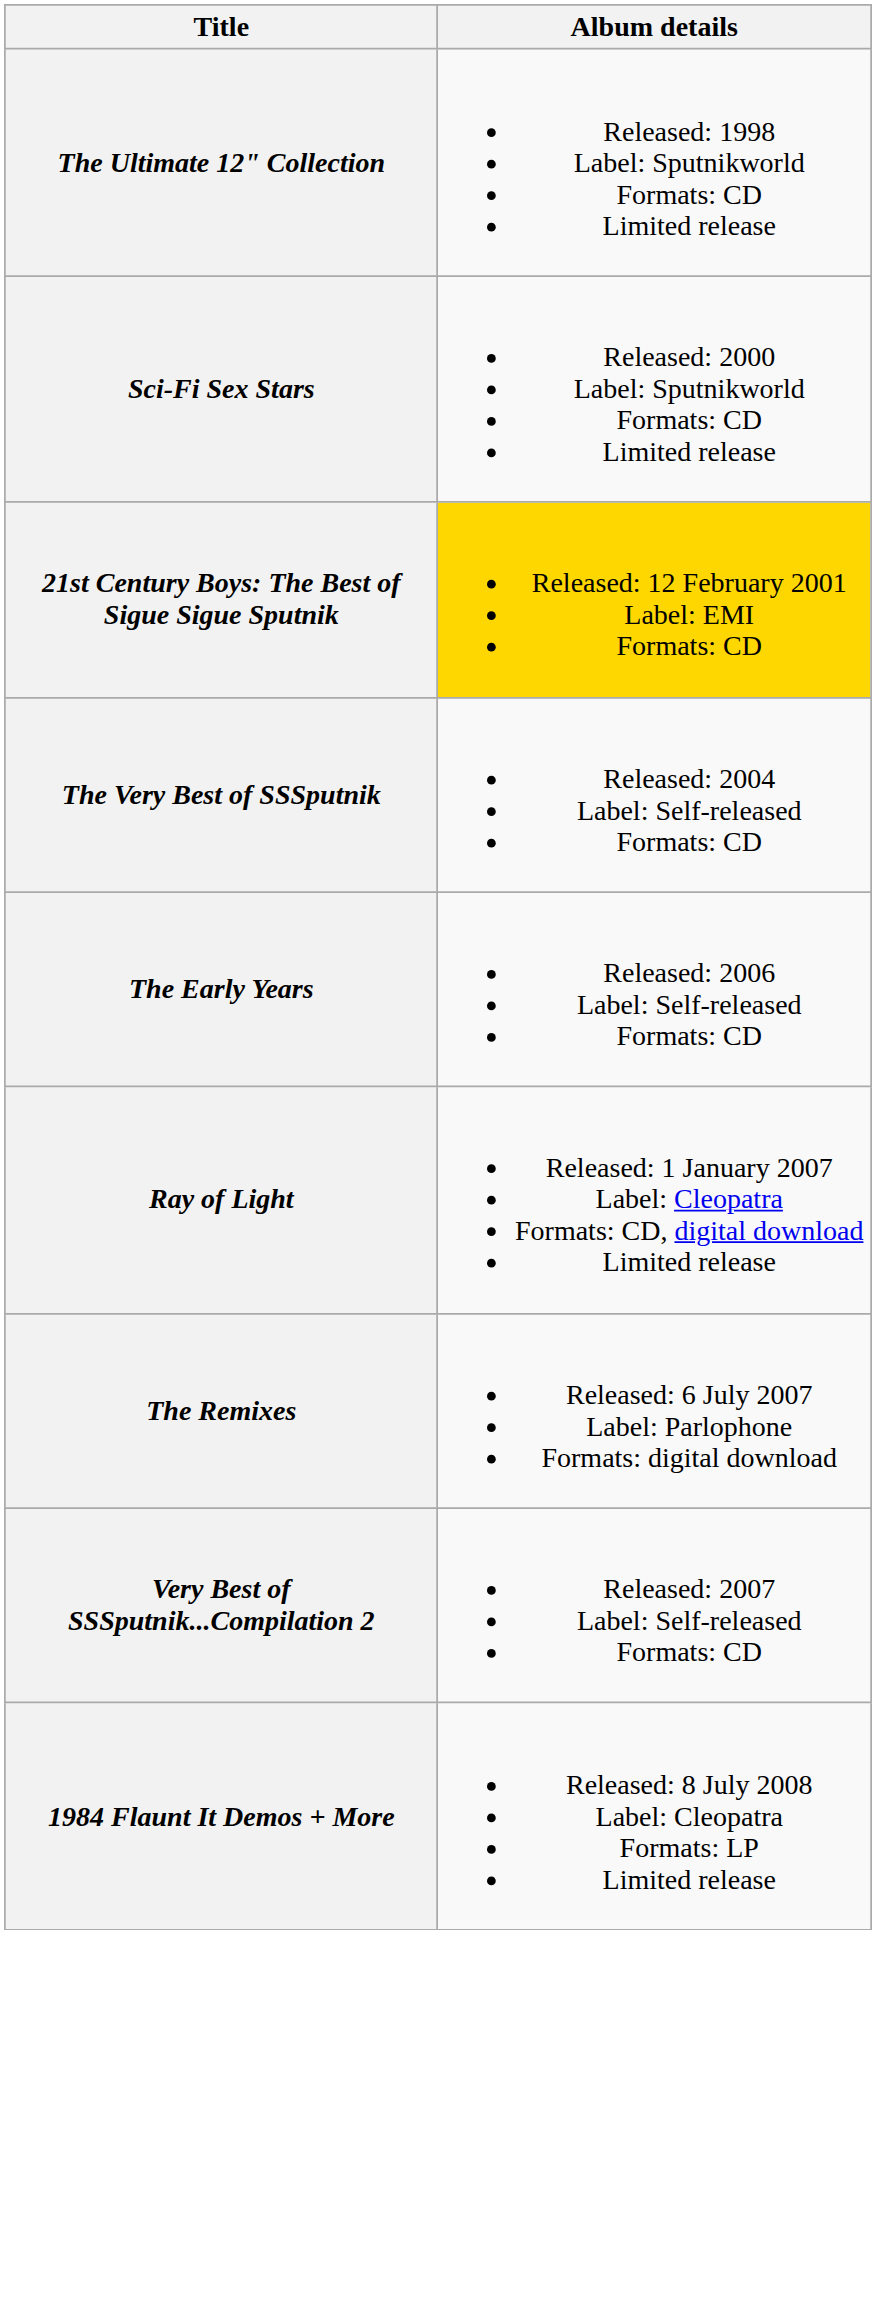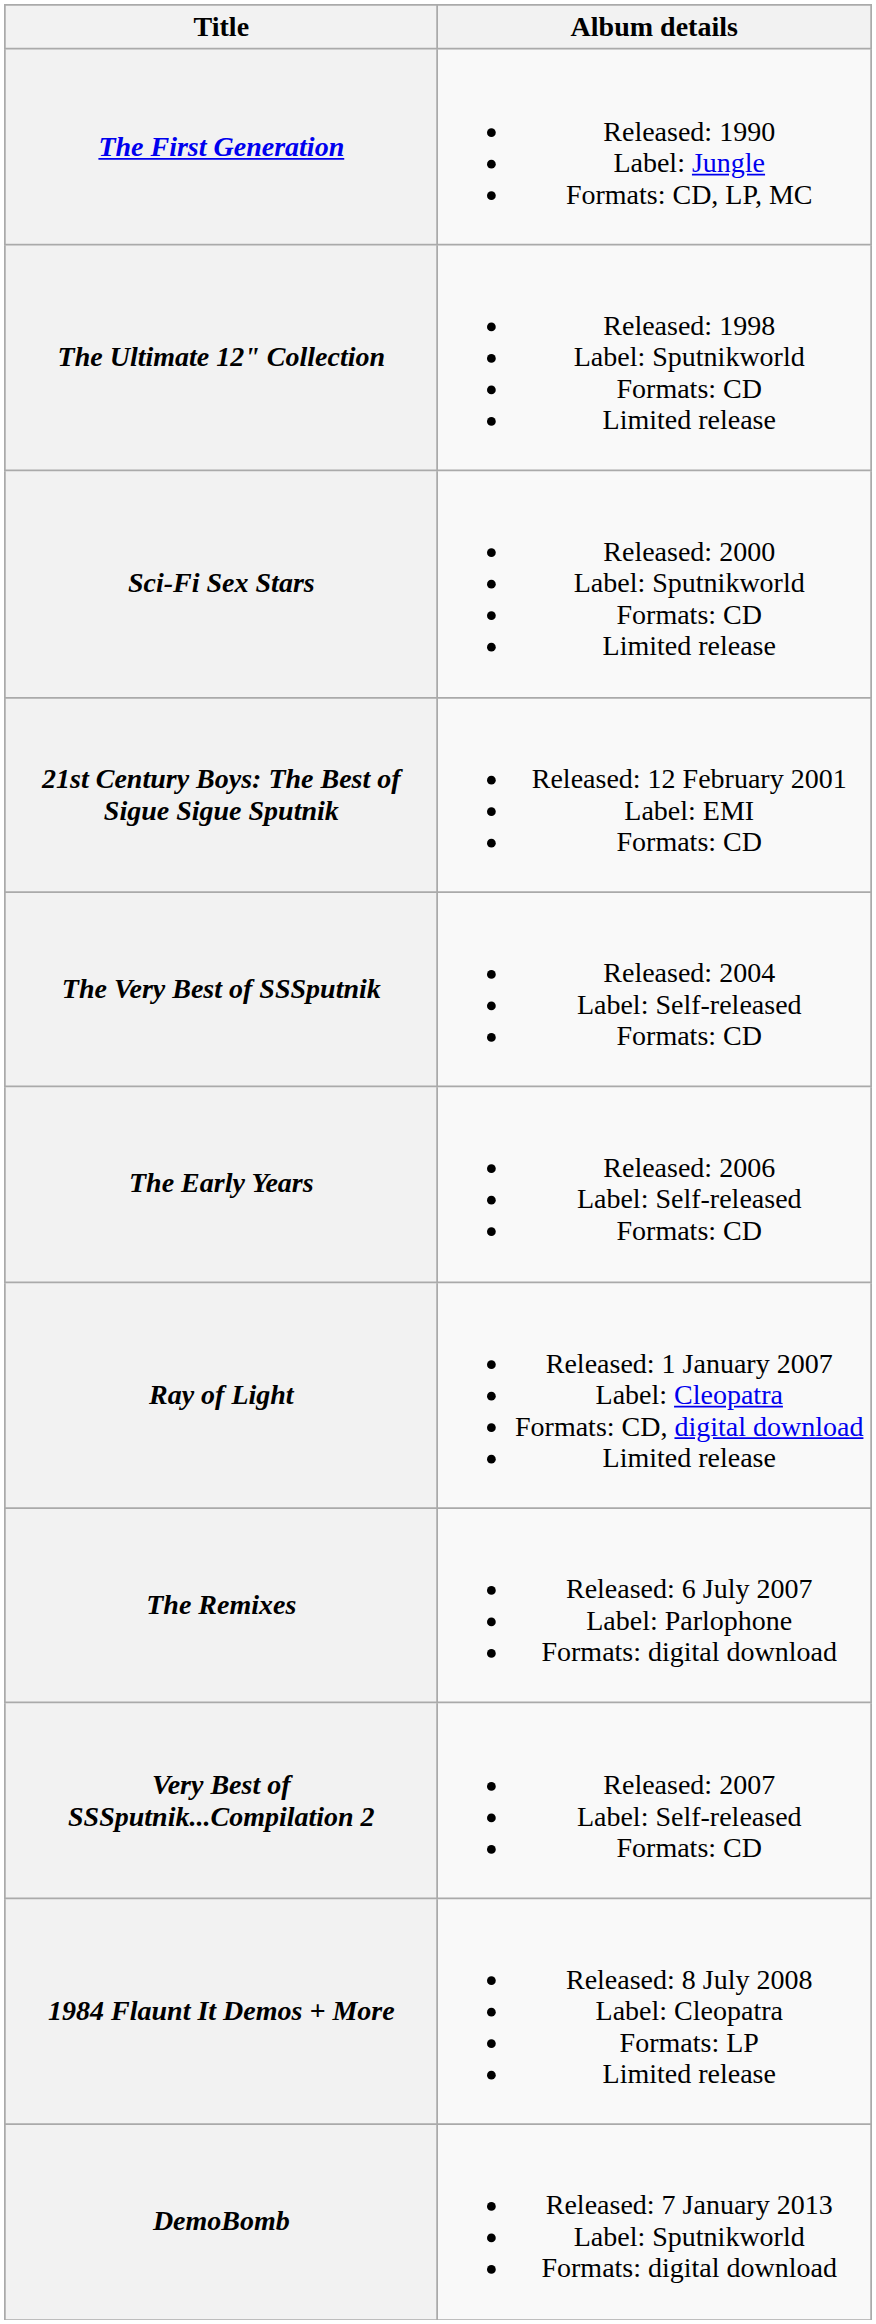+ row: (221, 146)
(654, 615) gold background -> (654, 810) no background
+ row: (221, 2221)
